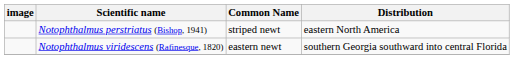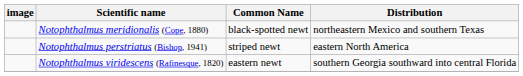+ row: (123, 29)
